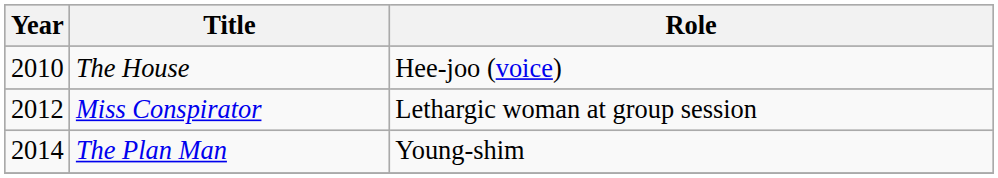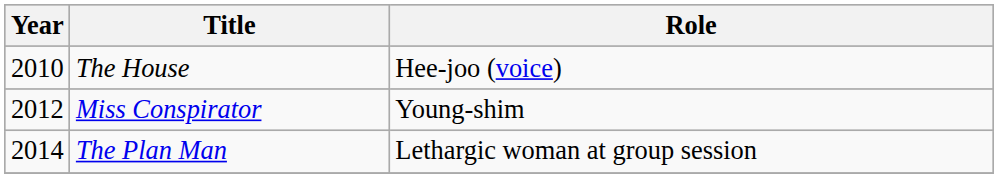(576, 109) Lethargic woman at group session -> (460, 109) Young-shim
(460, 151) Young-shim -> (576, 151) Lethargic woman at group session
